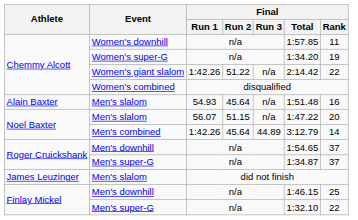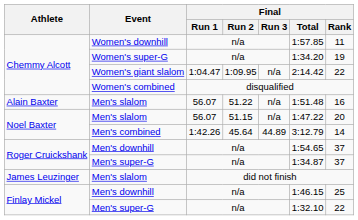(205, 72) 1:42.26 -> (205, 72) 1:04.47
(238, 72) 51.22 -> (241, 72) 1:09.95
(205, 102) 54.93 -> (205, 102) 56.07
(238, 102) 45.64 -> (241, 102) 51.22
